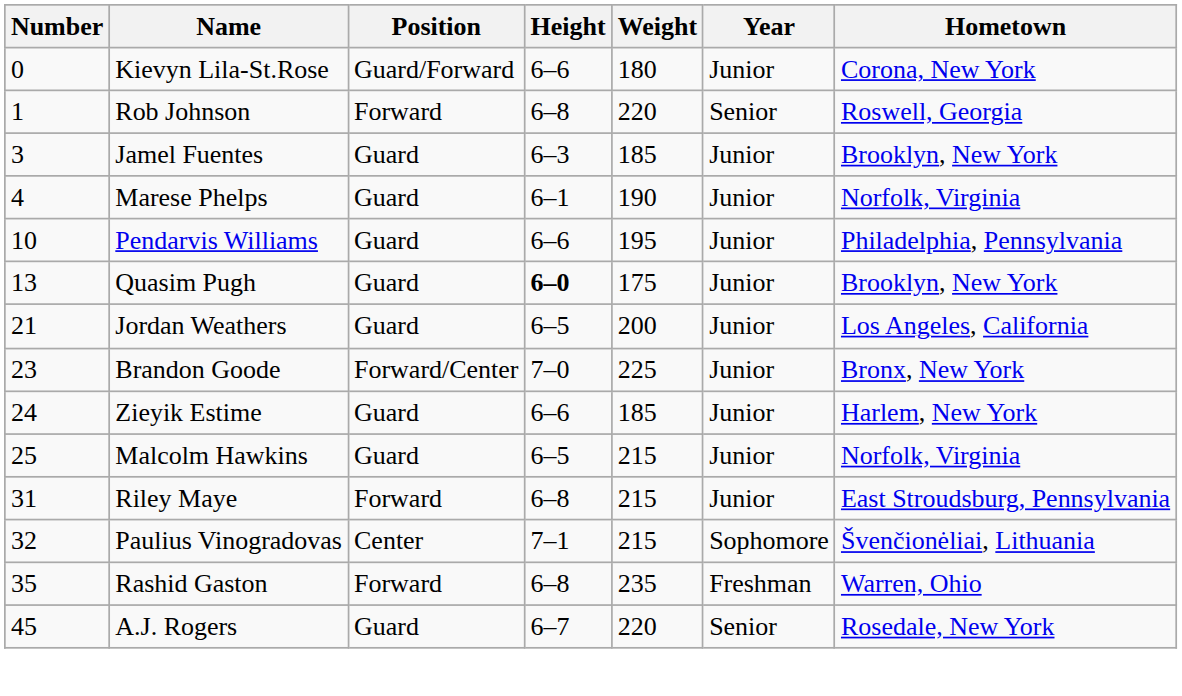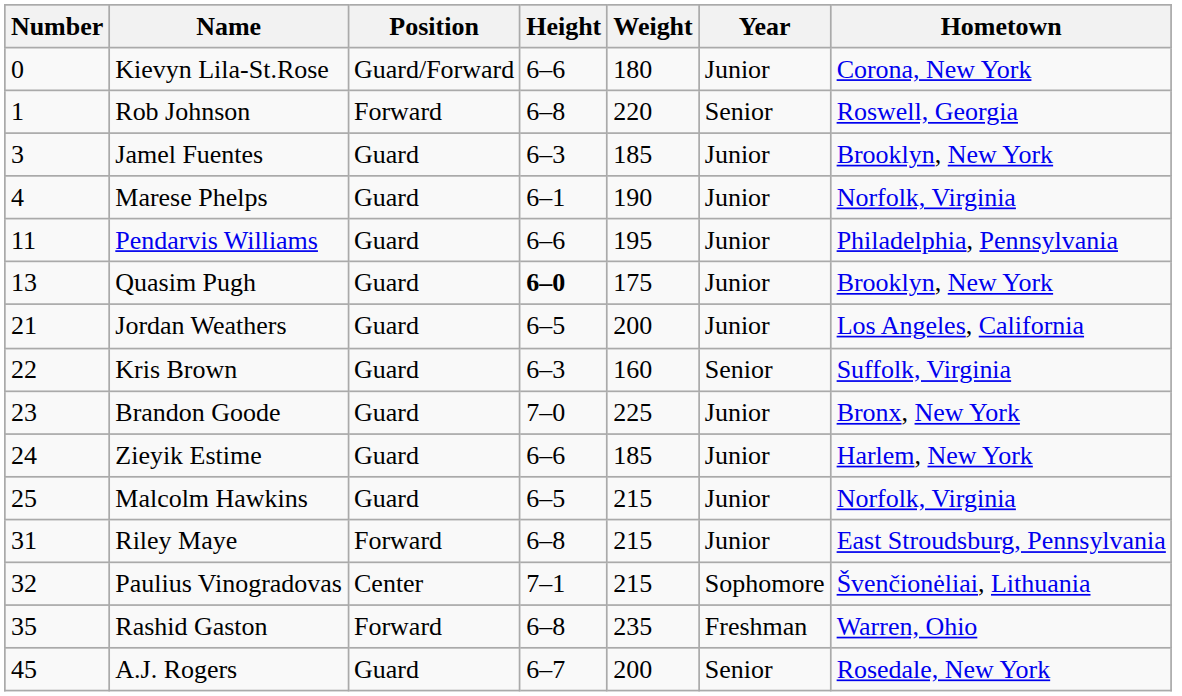(24, 240) 10 -> (23, 240) 11
+ row: (176, 368)
(436, 368) Forward/Center -> (387, 411) Guard
(637, 626) 220 -> (633, 668) 200
